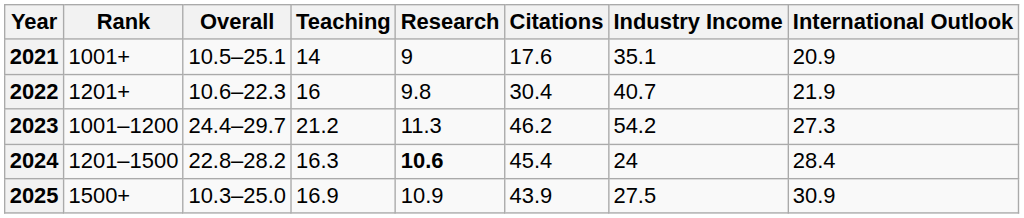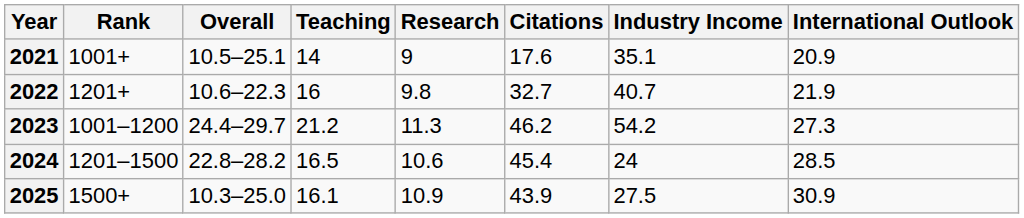(531, 91) 30.4 -> (531, 91) 32.7
(317, 160) 16.3 -> (317, 160) 16.5
(422, 160) bold -> (422, 160) normal
(814, 160) 28.4 -> (814, 160) 28.5
(317, 195) 16.9 -> (317, 195) 16.1
